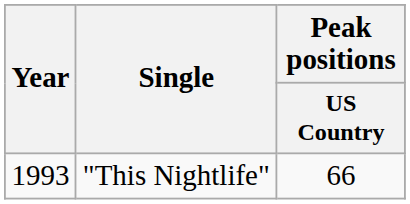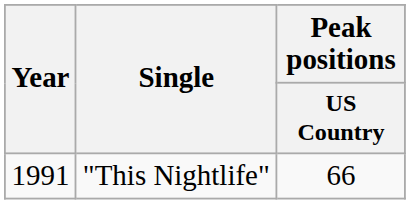(41, 175) 1993 -> (41, 175) 1991
